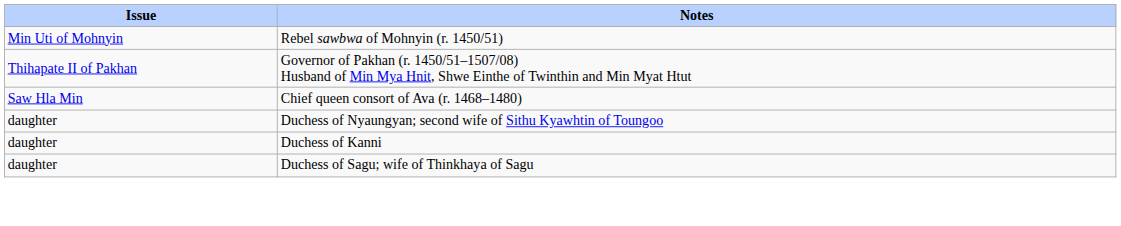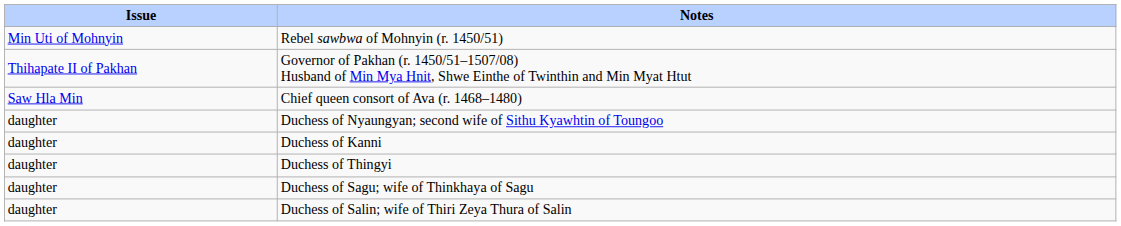+ row: (336, 165)
+ row: (426, 210)
